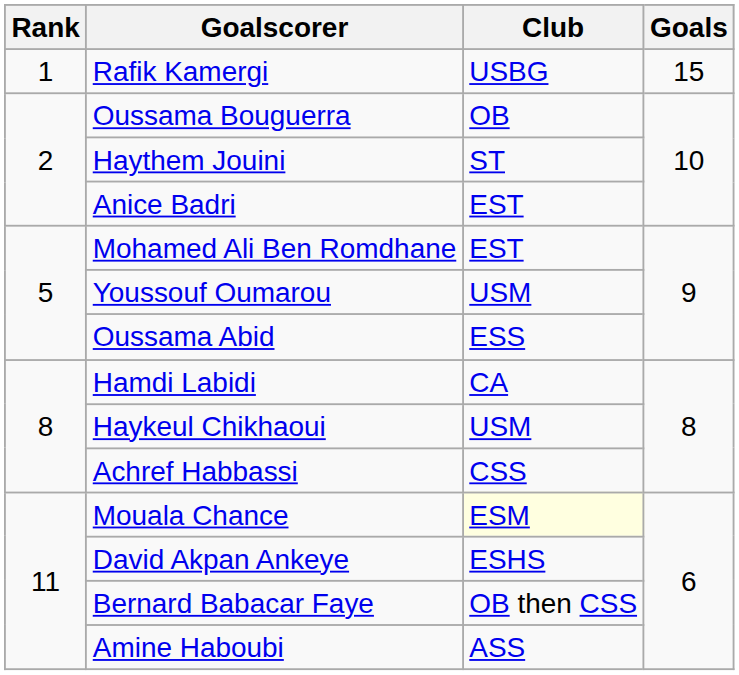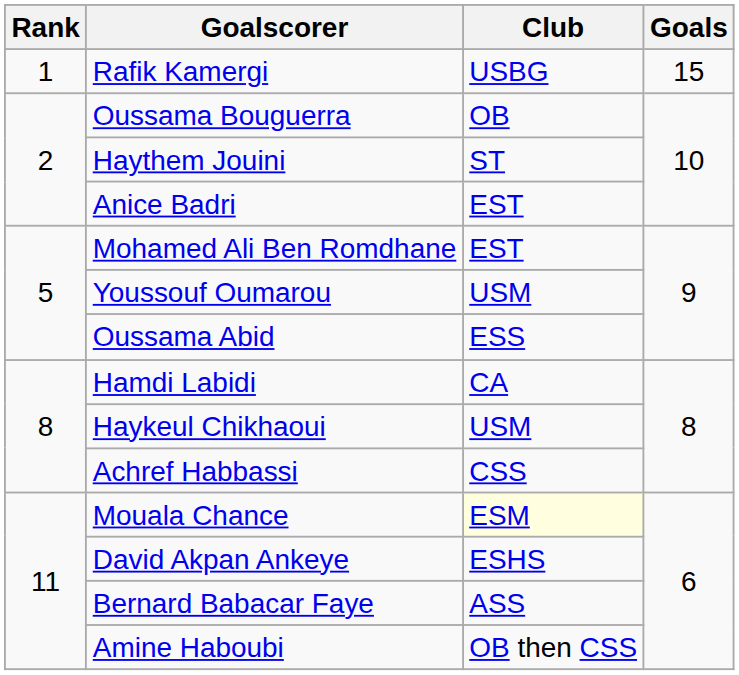(553, 603) OB then CSS -> (497, 603) ASS
(497, 647) ASS -> (553, 647) OB then CSS
